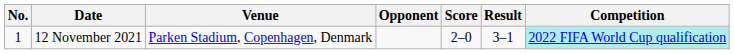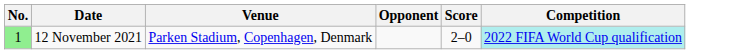- column: (503, 15)
(18, 37) no background -> (18, 37) lightgreen background
